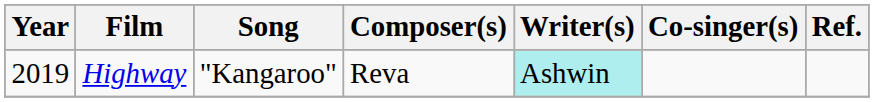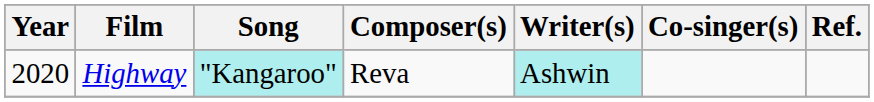(40, 73) 2019 -> (40, 73) 2020
(268, 73) no background -> (268, 73) paleturquoise background
